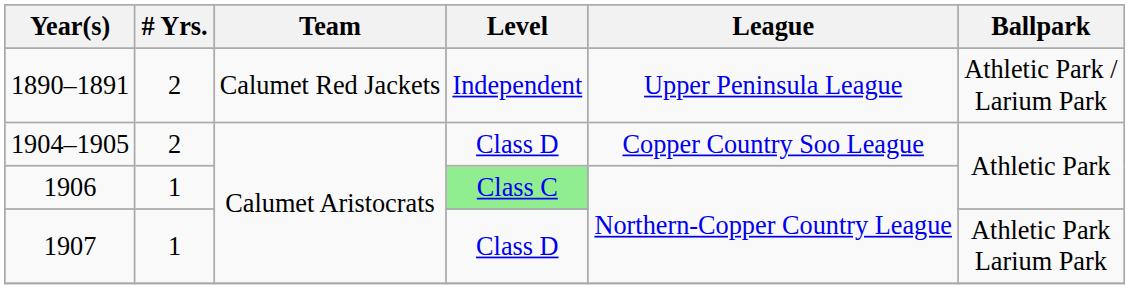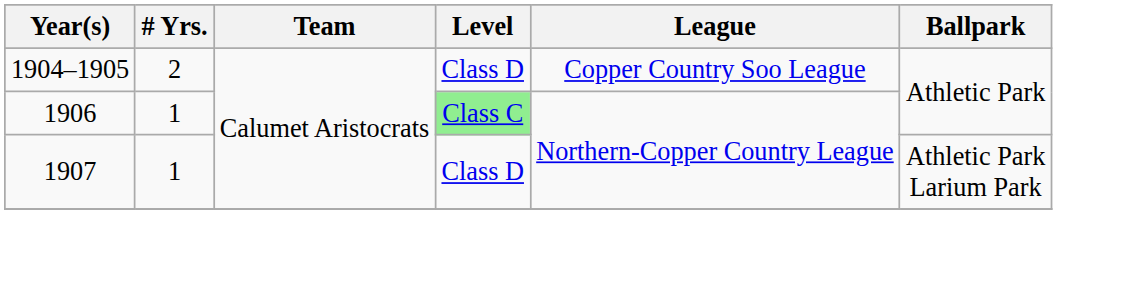- row: (70, 85)
